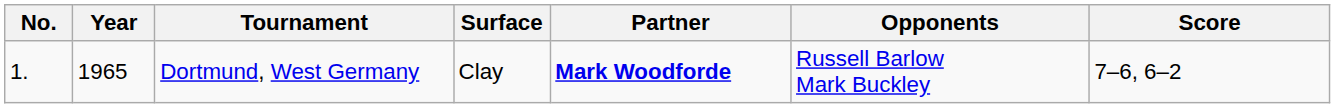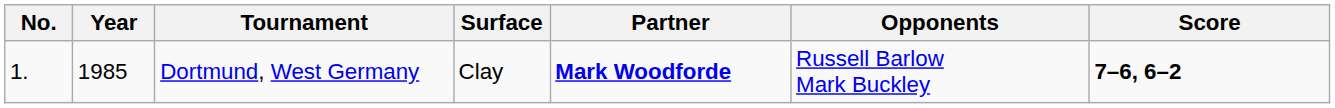(103, 71) 1965 -> (103, 71) 1985
(1138, 71) normal -> (1138, 71) bold
